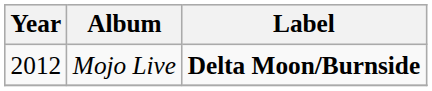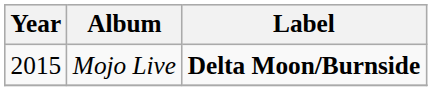(36, 64) 2012 -> (36, 64) 2015
